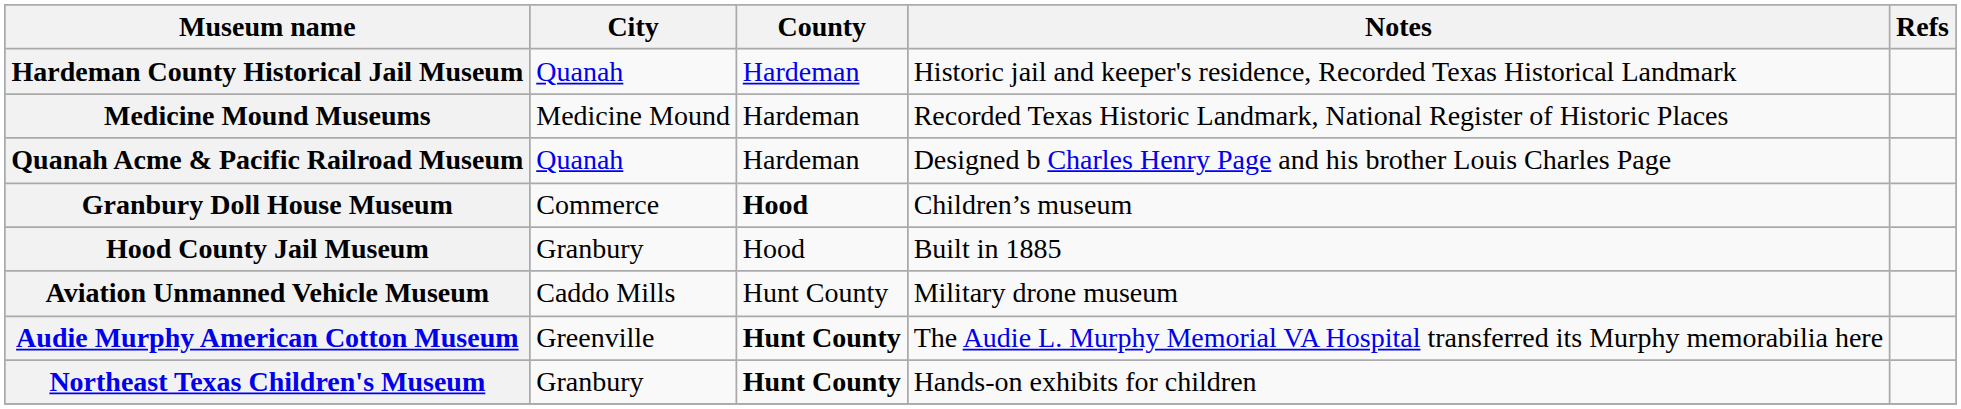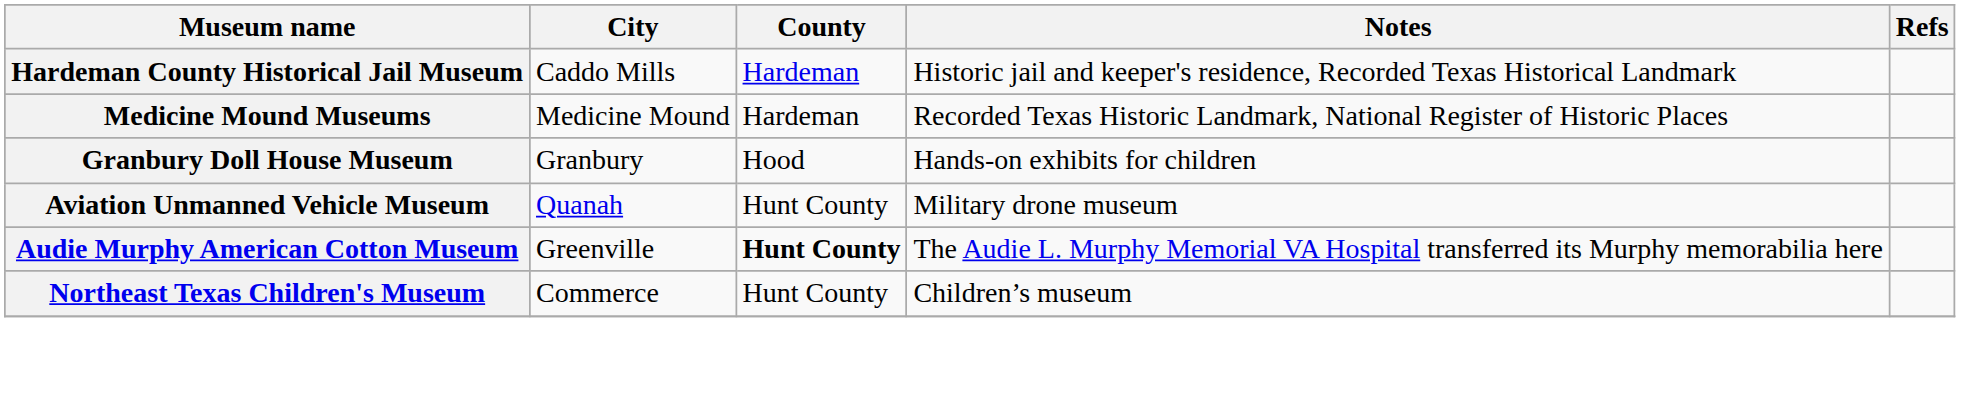(580, 71) Quanah -> (606, 71) Caddo Mills
- row: (267, 159)
(598, 204) Commerce -> (590, 159) Granbury
(775, 204) bold -> (774, 159) normal
(1023, 204) Children’s museum -> (1085, 159) Hands-on exhibits for children
- row: (267, 248)
(606, 293) Caddo Mills -> (580, 204) Quanah
(590, 381) Granbury -> (597, 293) Commerce
(822, 381) bold -> (815, 293) normal
(1085, 381) Hands-on exhibits for children -> (1023, 293) Children’s museum
